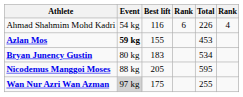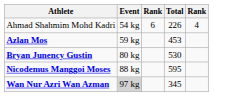- column: (157, 11)
(130, 40) bold -> (129, 40) normal
(206, 55) 534 -> (175, 55) 530
(206, 84) 255 -> (175, 84) 345
